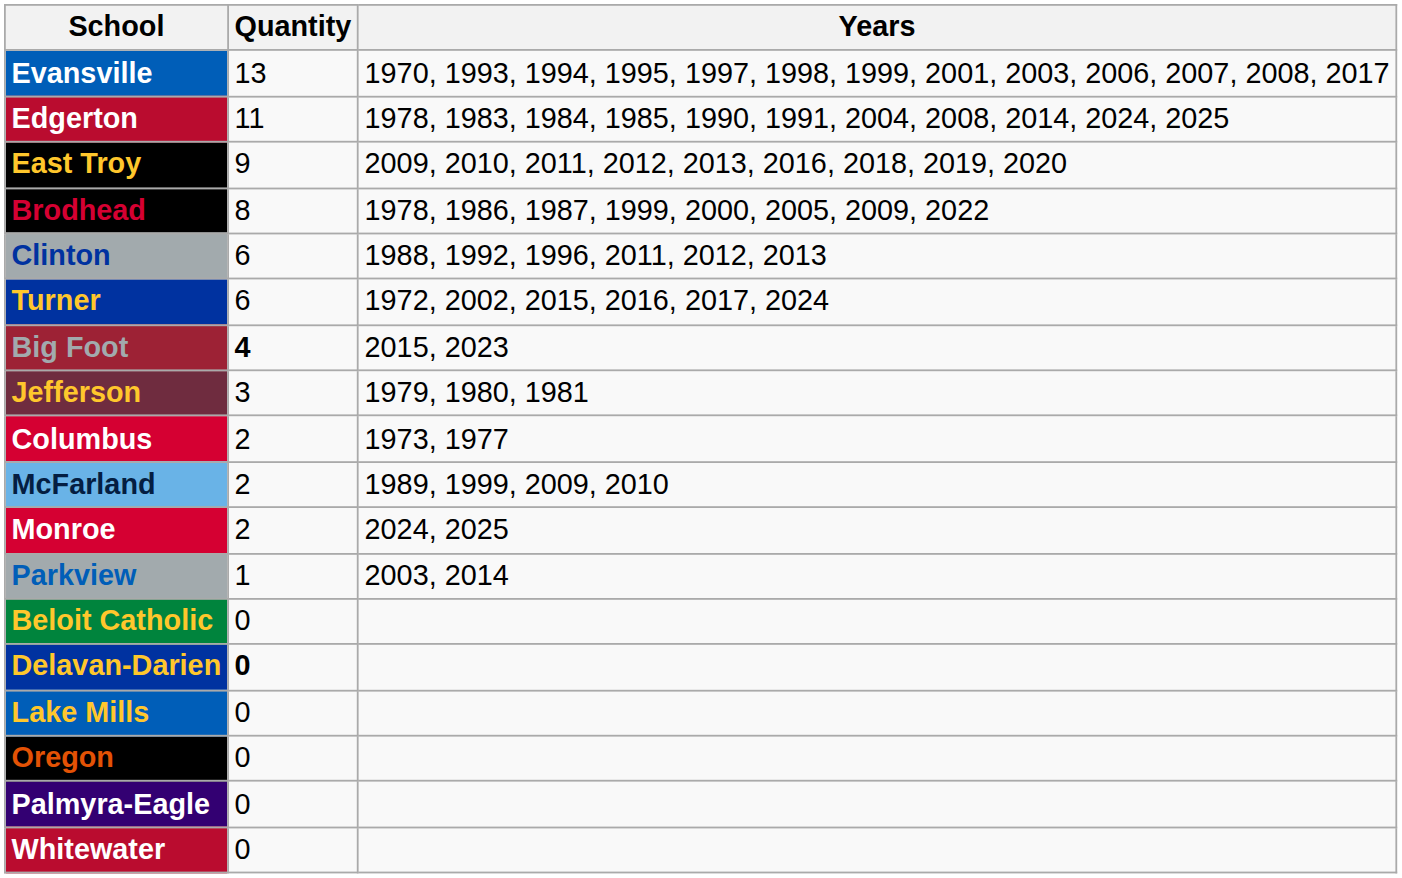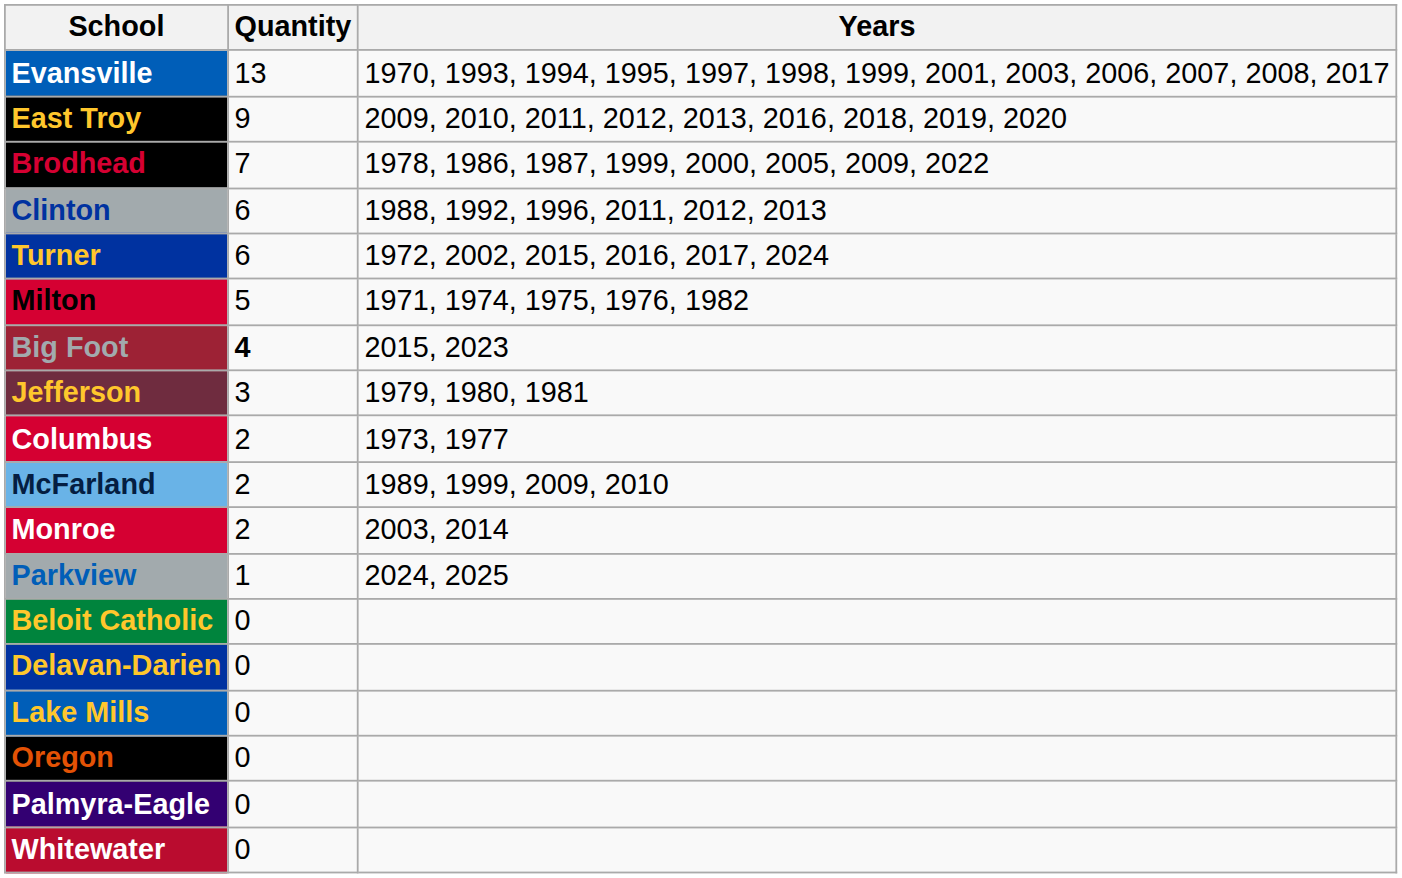- row: (75, 118)
(243, 210) 8 -> (243, 164) 7
+ row: (54, 301)
(437, 529) 2024, 2025 -> (437, 529) 2003, 2014
(437, 575) 2003, 2014 -> (437, 575) 2024, 2025
(243, 666) bold -> (243, 666) normal
